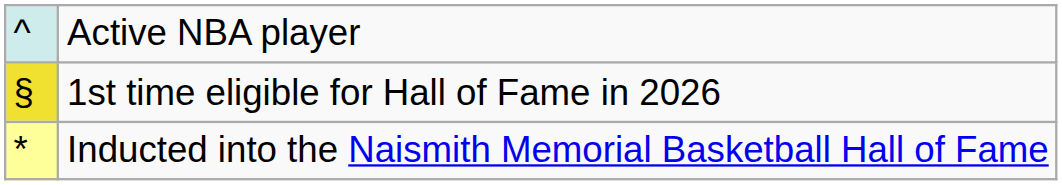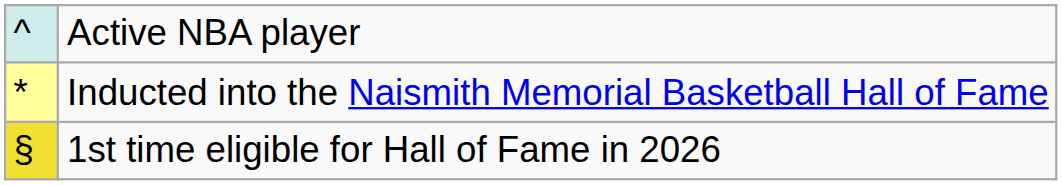rows swapped: (558, 149) <-> (394, 91)
